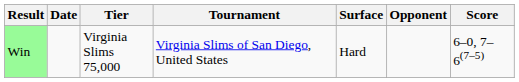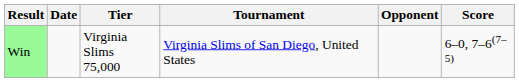- column: (361, 15)
